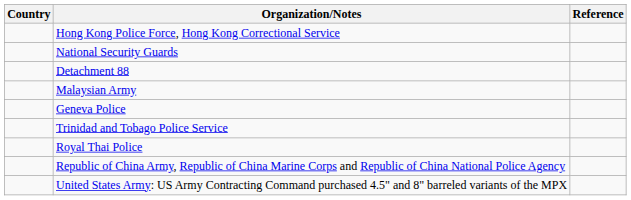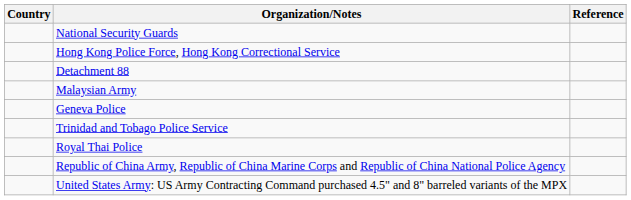rows swapped: (198, 33) <-> (117, 52)
